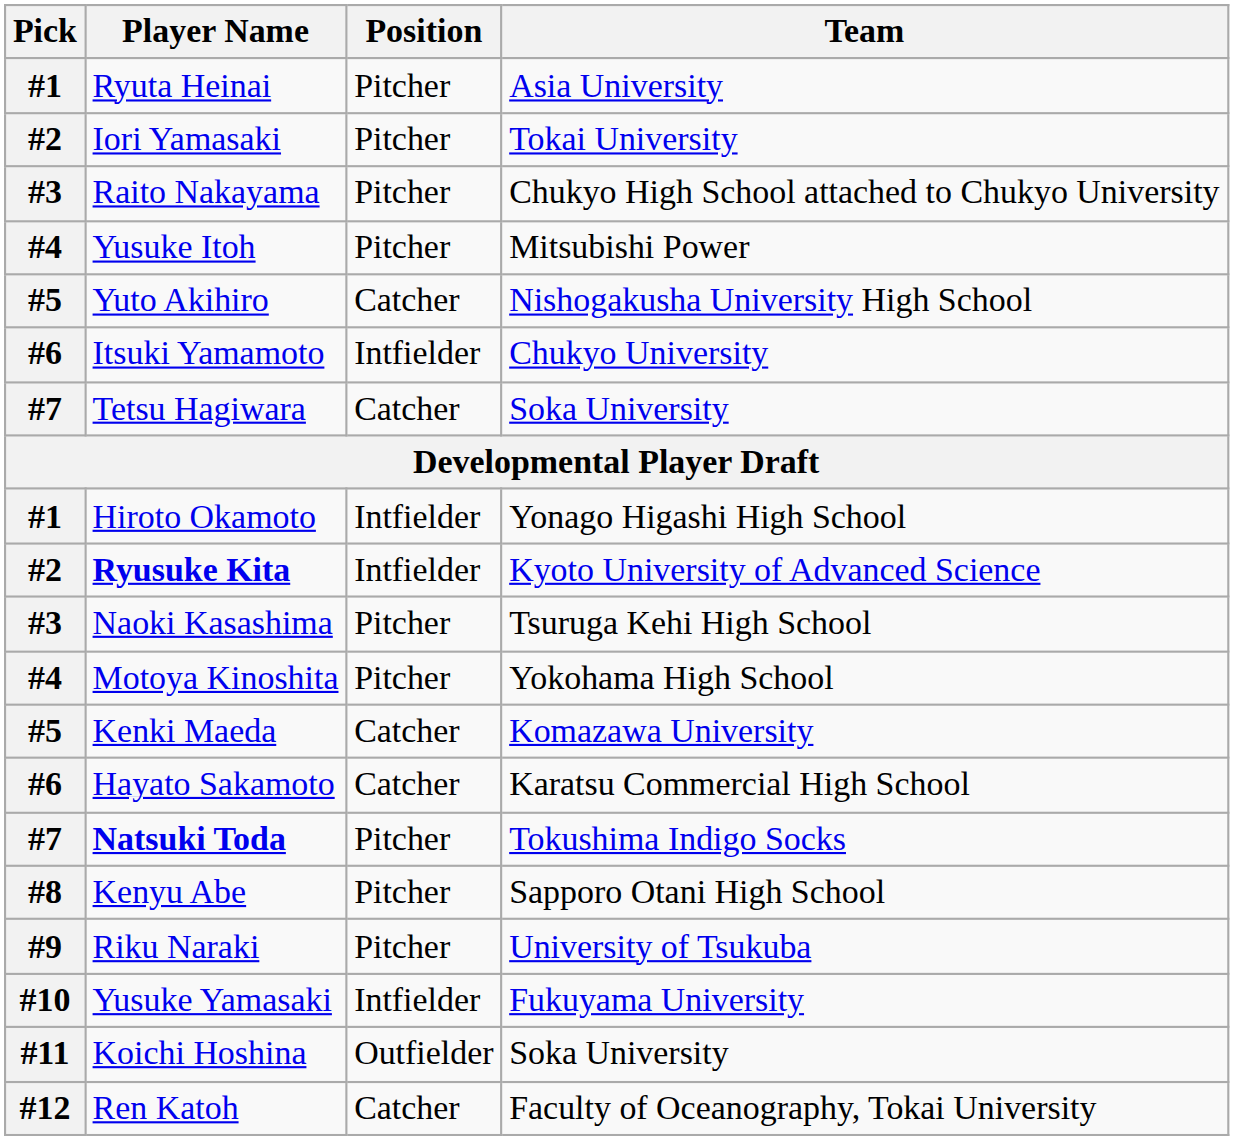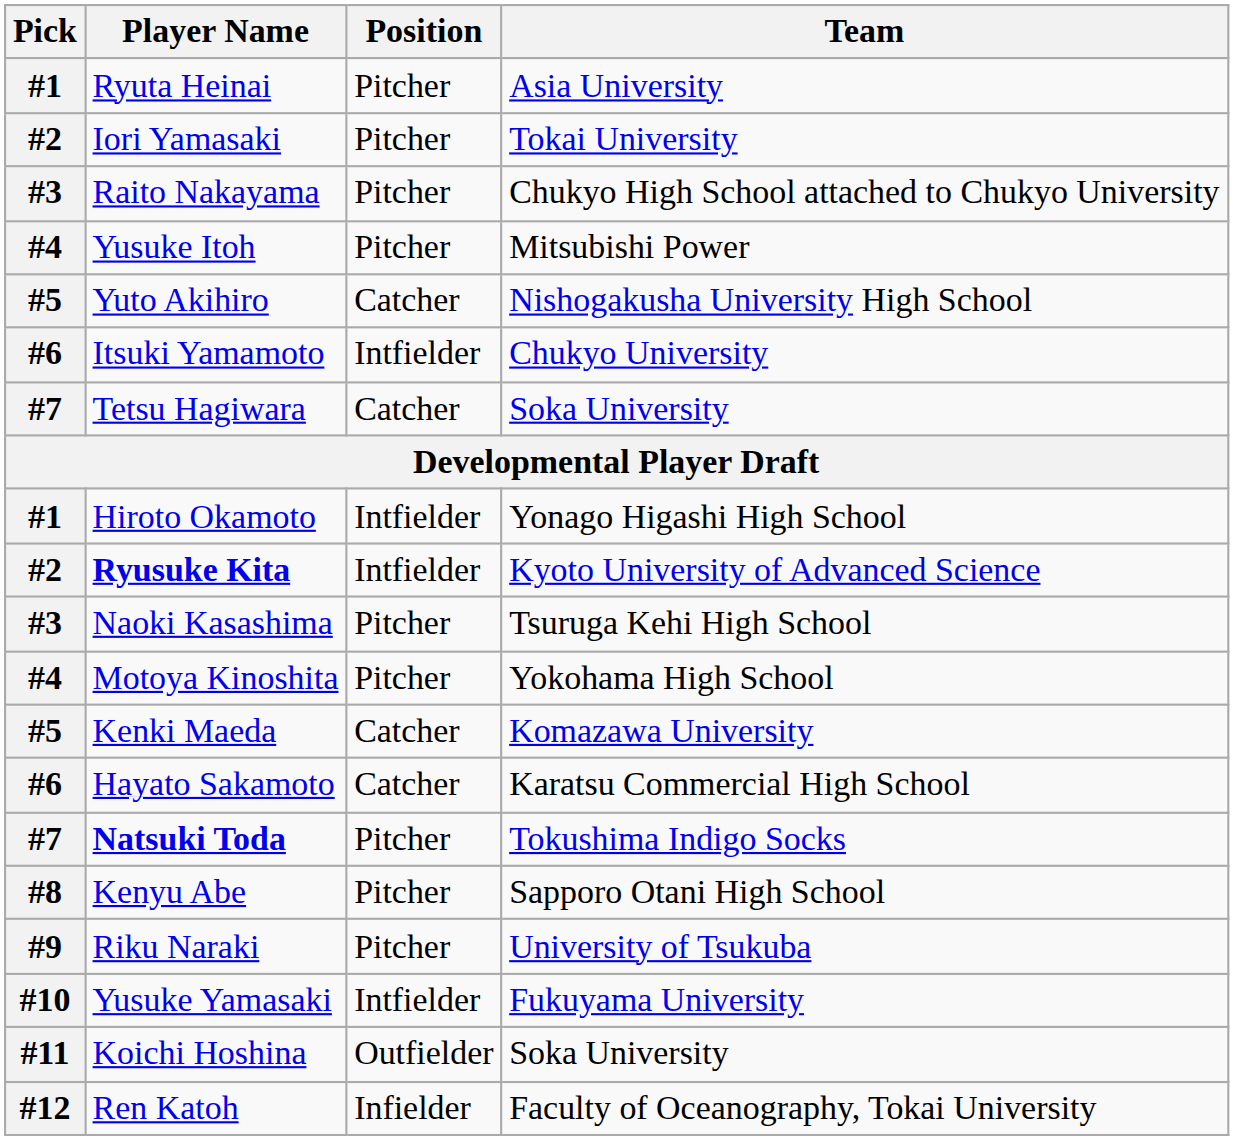(407, 1107) Catcher -> (413, 1107) Infielder
